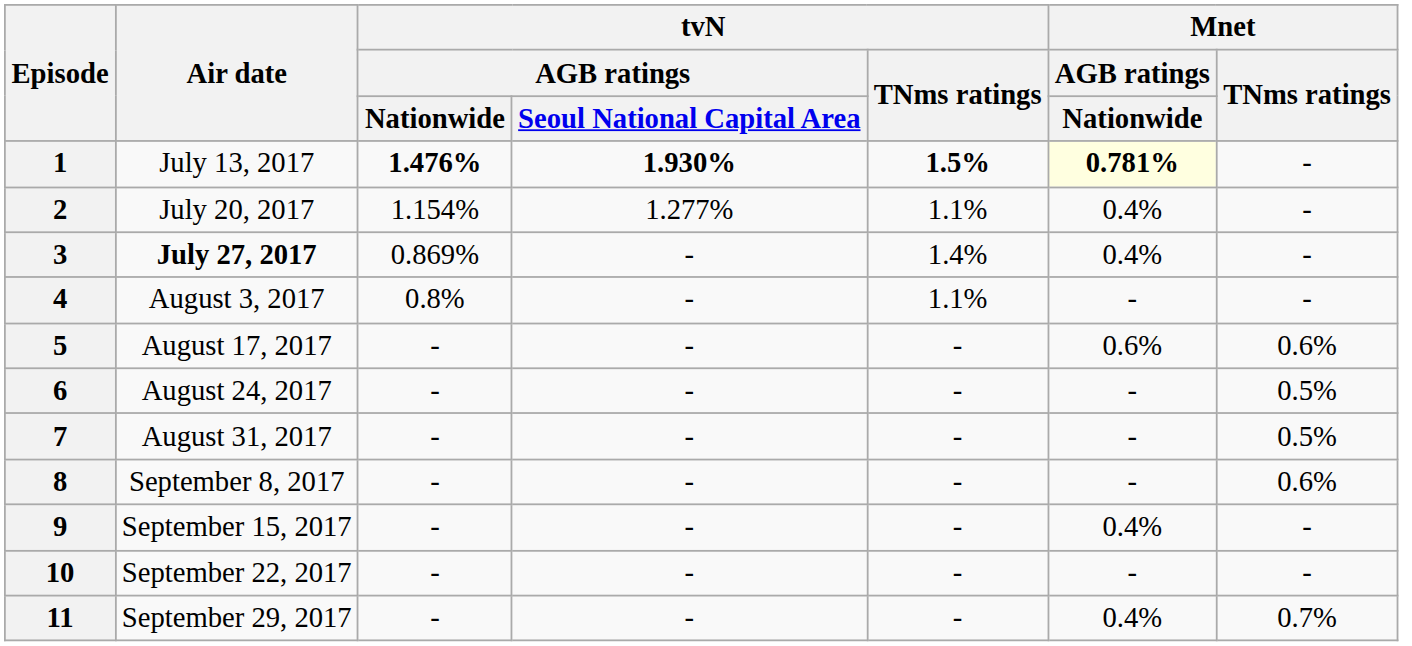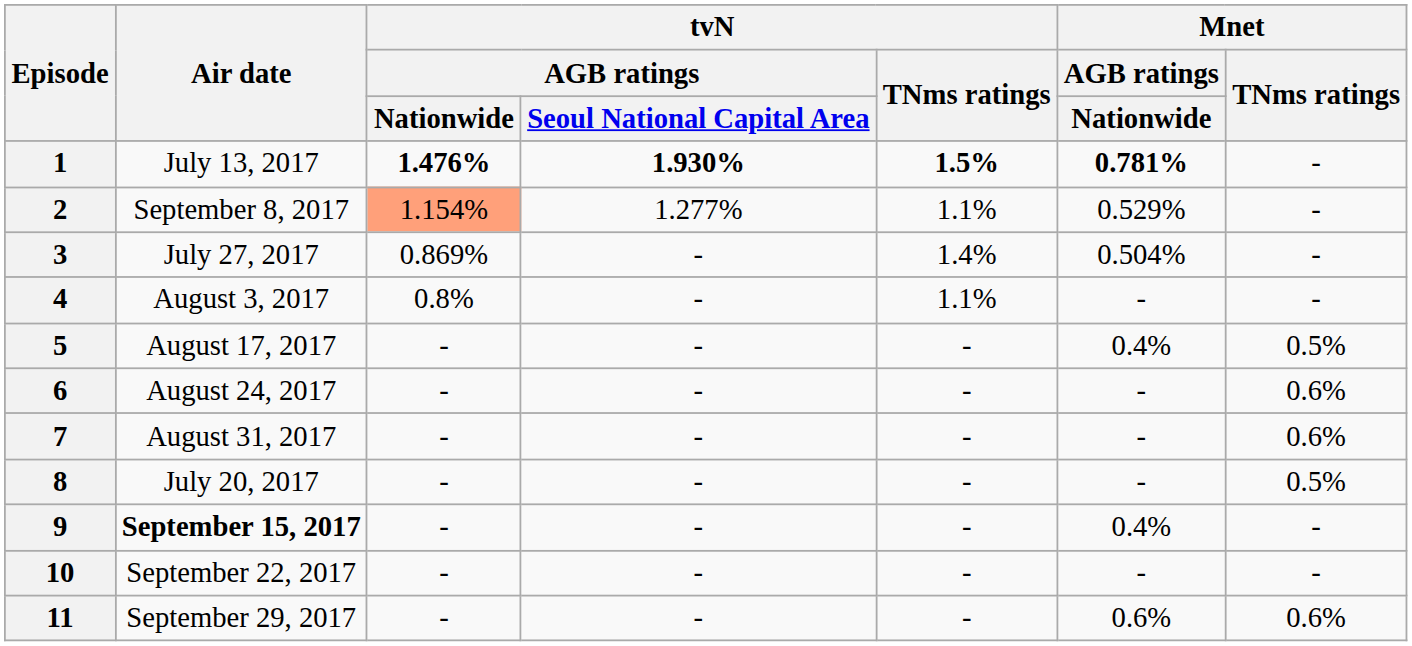(1132, 163) lightyellow background -> (1141, 163) no background
(237, 208) July 20, 2017 -> (241, 208) September 8, 2017
(435, 208) no background -> (444, 208) lightsalmon background
(1132, 208) 0.4% -> (1141, 208) 0.529%
(237, 254) bold -> (241, 254) normal
(1132, 254) 0.4% -> (1141, 254) 0.504%
(1132, 345) 0.6% -> (1141, 345) 0.4%
(1307, 345) 0.6% -> (1316, 345) 0.5%
(1307, 390) 0.5% -> (1316, 390) 0.6%
(1307, 436) 0.5% -> (1316, 436) 0.6%
(237, 481) September 8, 2017 -> (241, 481) July 20, 2017
(1307, 481) 0.6% -> (1316, 481) 0.5%
(237, 526) normal -> (241, 526) bold
(1132, 617) 0.4% -> (1141, 617) 0.6%
(1307, 617) 0.7% -> (1316, 617) 0.6%
